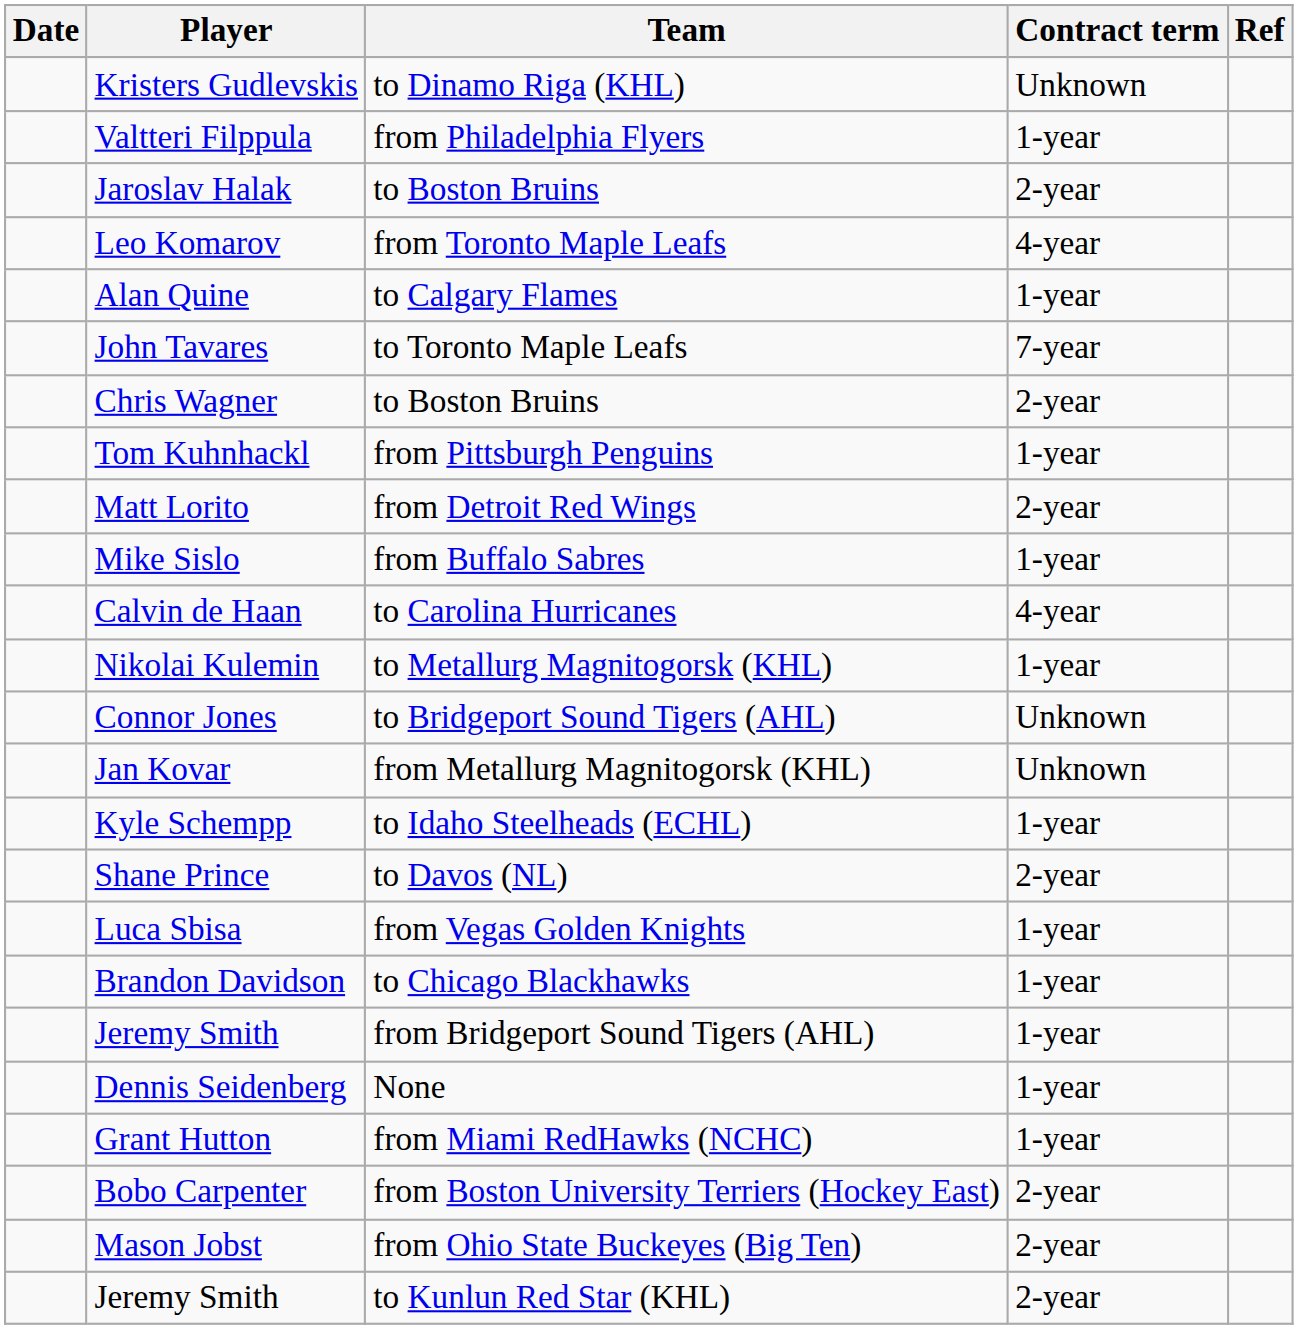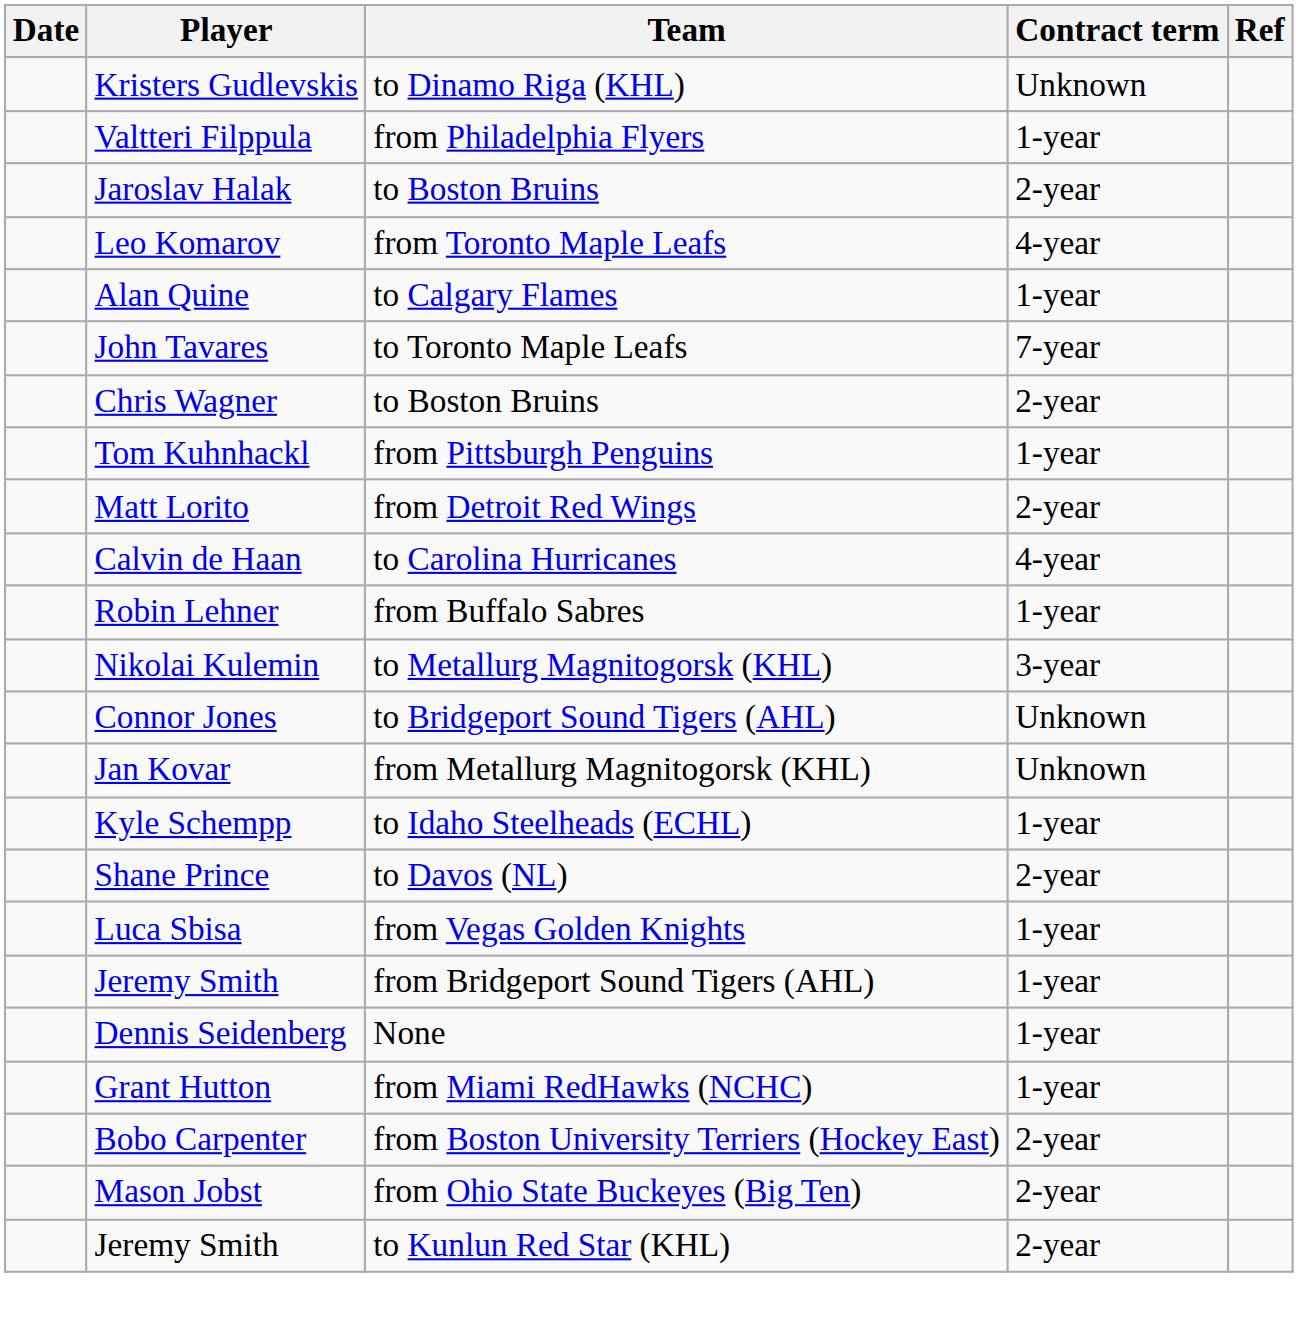- row: (167, 558)
+ row: (187, 611)
(1058, 664) 1-year -> (1058, 664) 3-year
- row: (220, 980)
